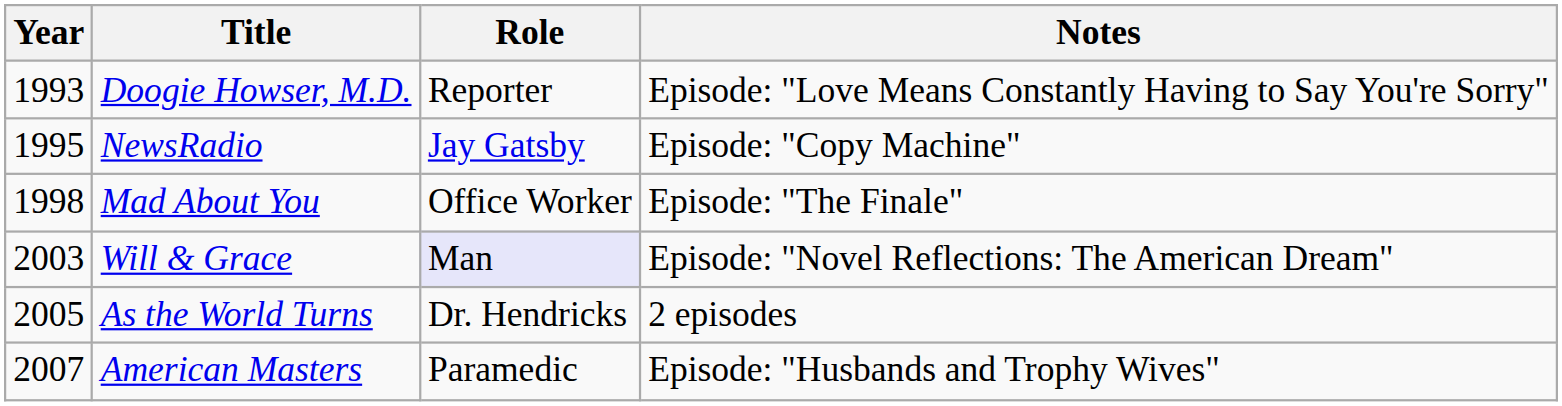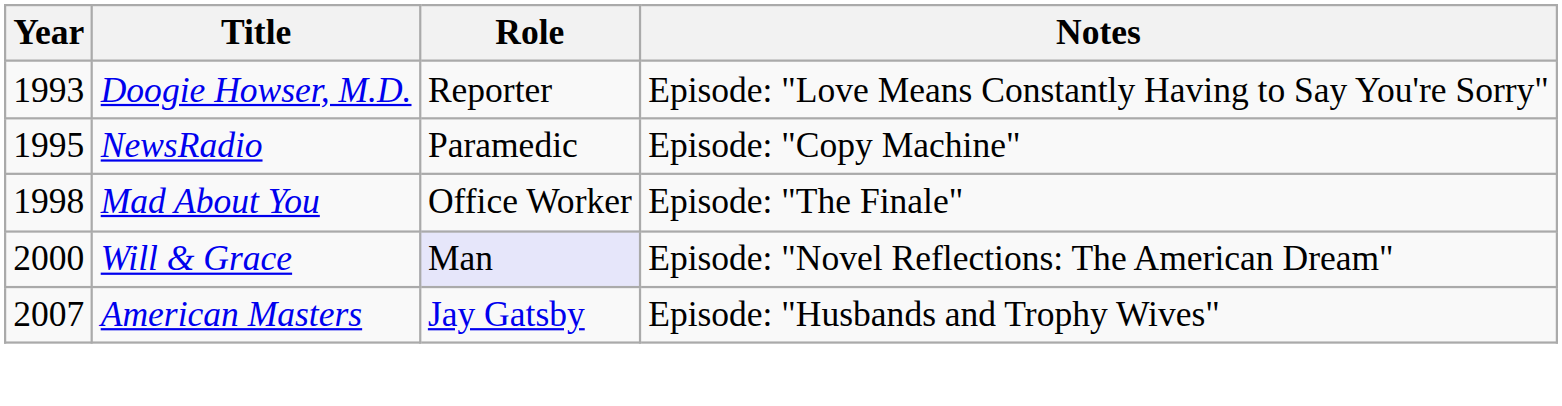(506, 145) Jay Gatsby -> (503, 145) Paramedic
(49, 257) 2003 -> (49, 257) 2000
- row: (237, 314)
(503, 370) Paramedic -> (506, 314) Jay Gatsby
